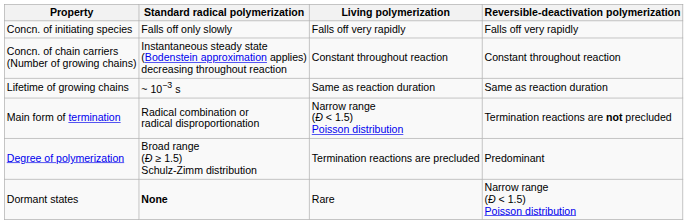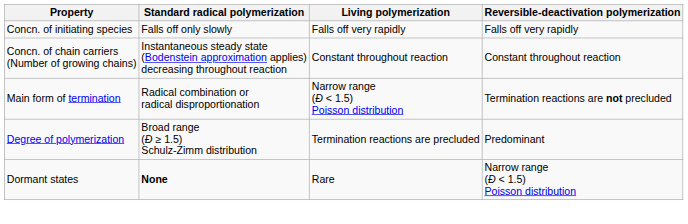- row: (68, 88)
